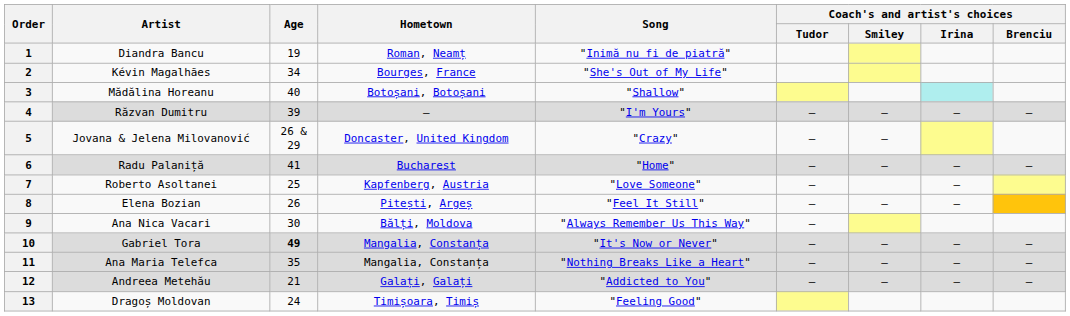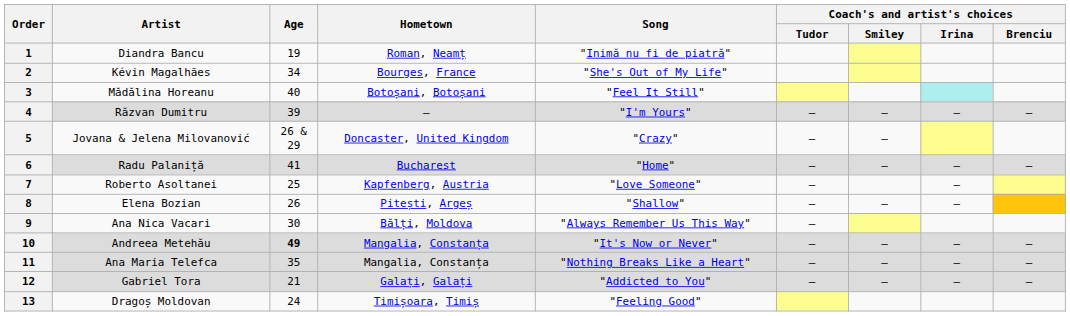(655, 92) "Shallow" -> (655, 92) "Feel It Still"
(655, 204) "Feel It Still" -> (655, 204) "Shallow"
(161, 243) Gabriel Tora -> (161, 243) Andreea Metehău
(161, 282) Andreea Metehău -> (161, 282) Gabriel Tora
